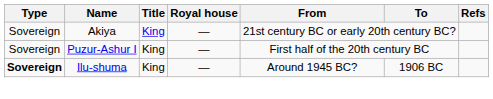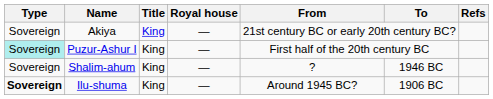(34, 49) no background -> (34, 49) paleturquoise background
+ row: (102, 67)
